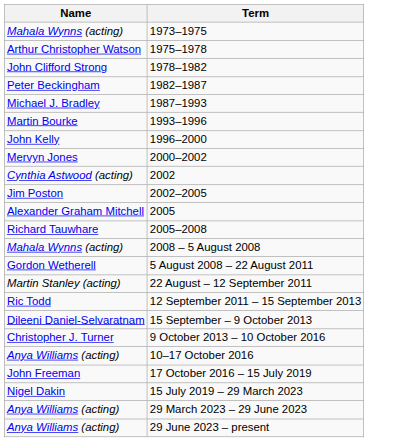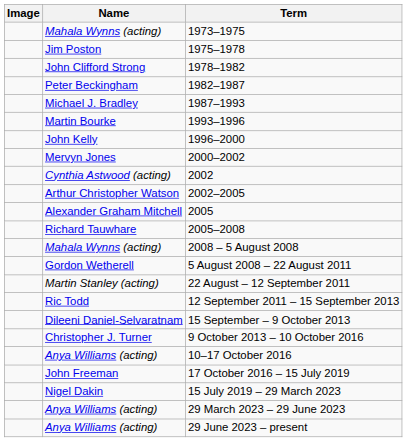+ column: (23, 13)
(74, 49) Arthur Christopher Watson -> (73, 49) Jim Poston
(35, 193) Jim Poston -> (112, 193) Arthur Christopher Watson
